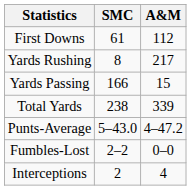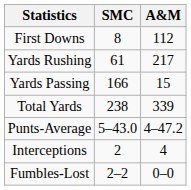(117, 38) 61 -> (117, 38) 8
(117, 60) 8 -> (117, 60) 61
rows swapped: (50, 151) <-> (50, 173)
